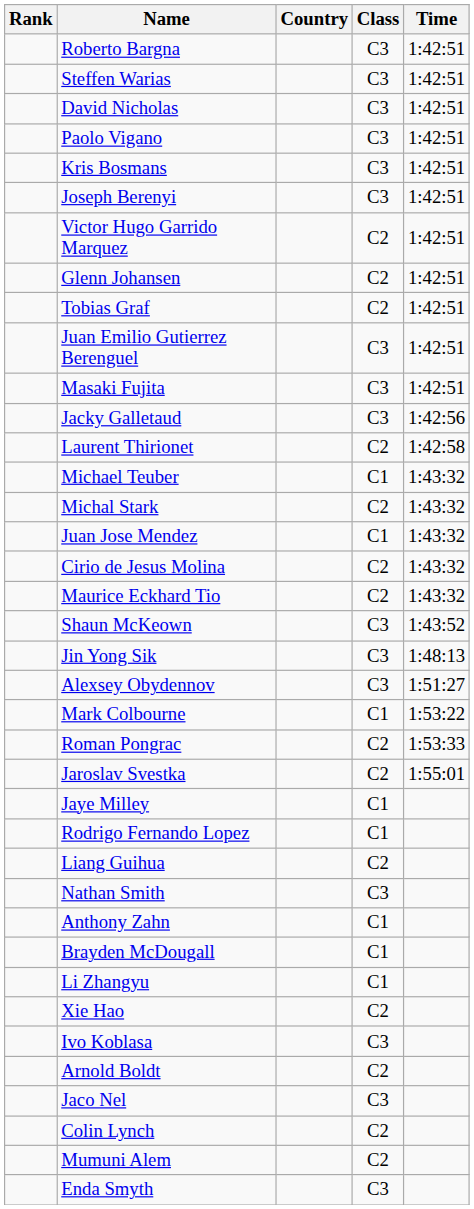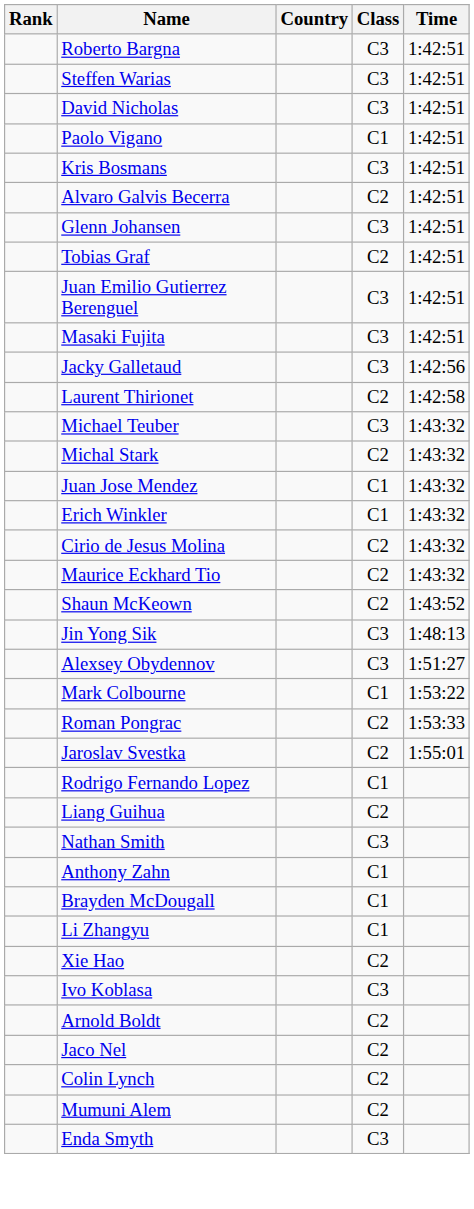(378, 138) C3 -> (378, 138) C1
- row: (119, 197)
- row: (139, 237)
+ row: (145, 197)
(378, 277) C2 -> (378, 227) C3
(378, 477) C1 -> (378, 426) C3
+ row: (114, 515)
(378, 625) C3 -> (378, 604) C2
- row: (105, 803)
(378, 1100) C3 -> (378, 1049) C2
